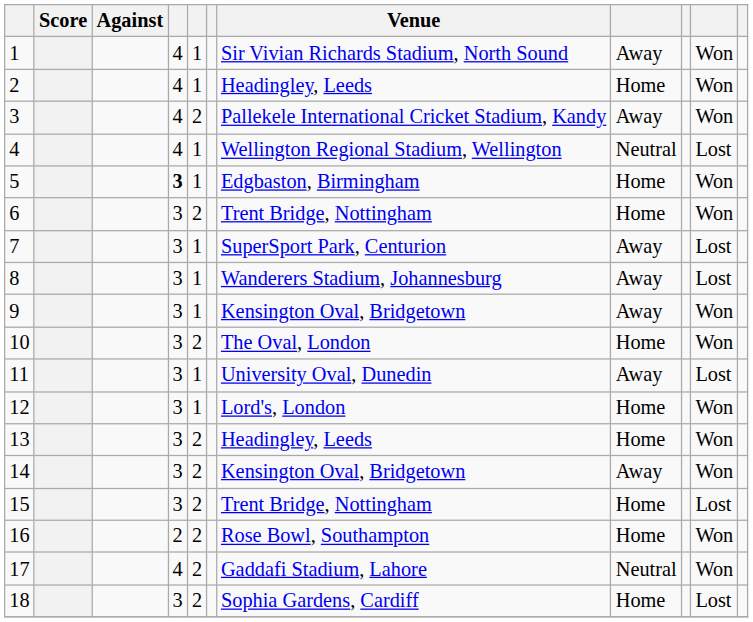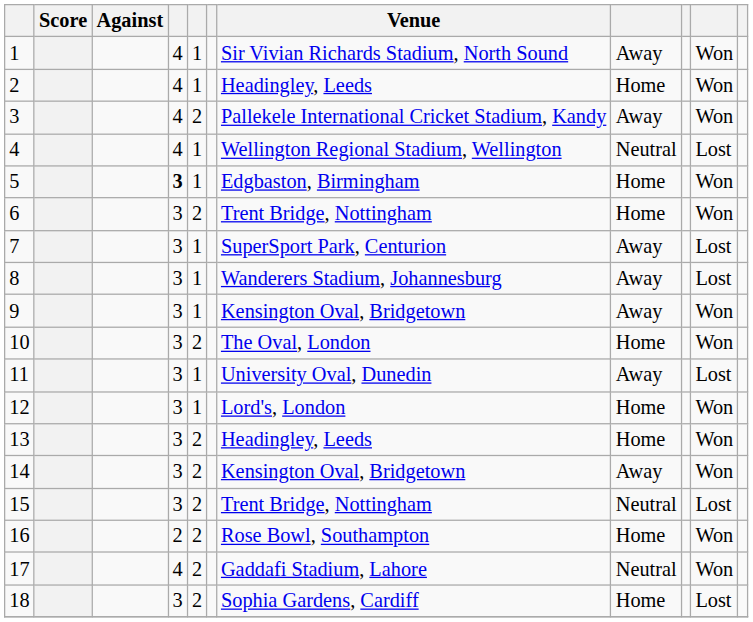(641, 504) Home -> (646, 504) Neutral
